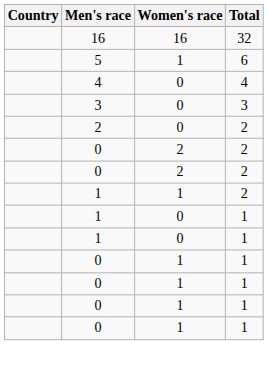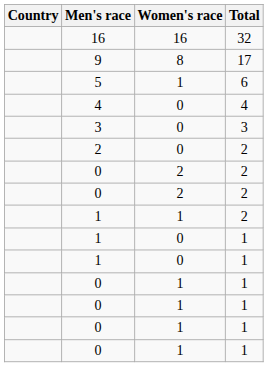+ row: (98, 60)
